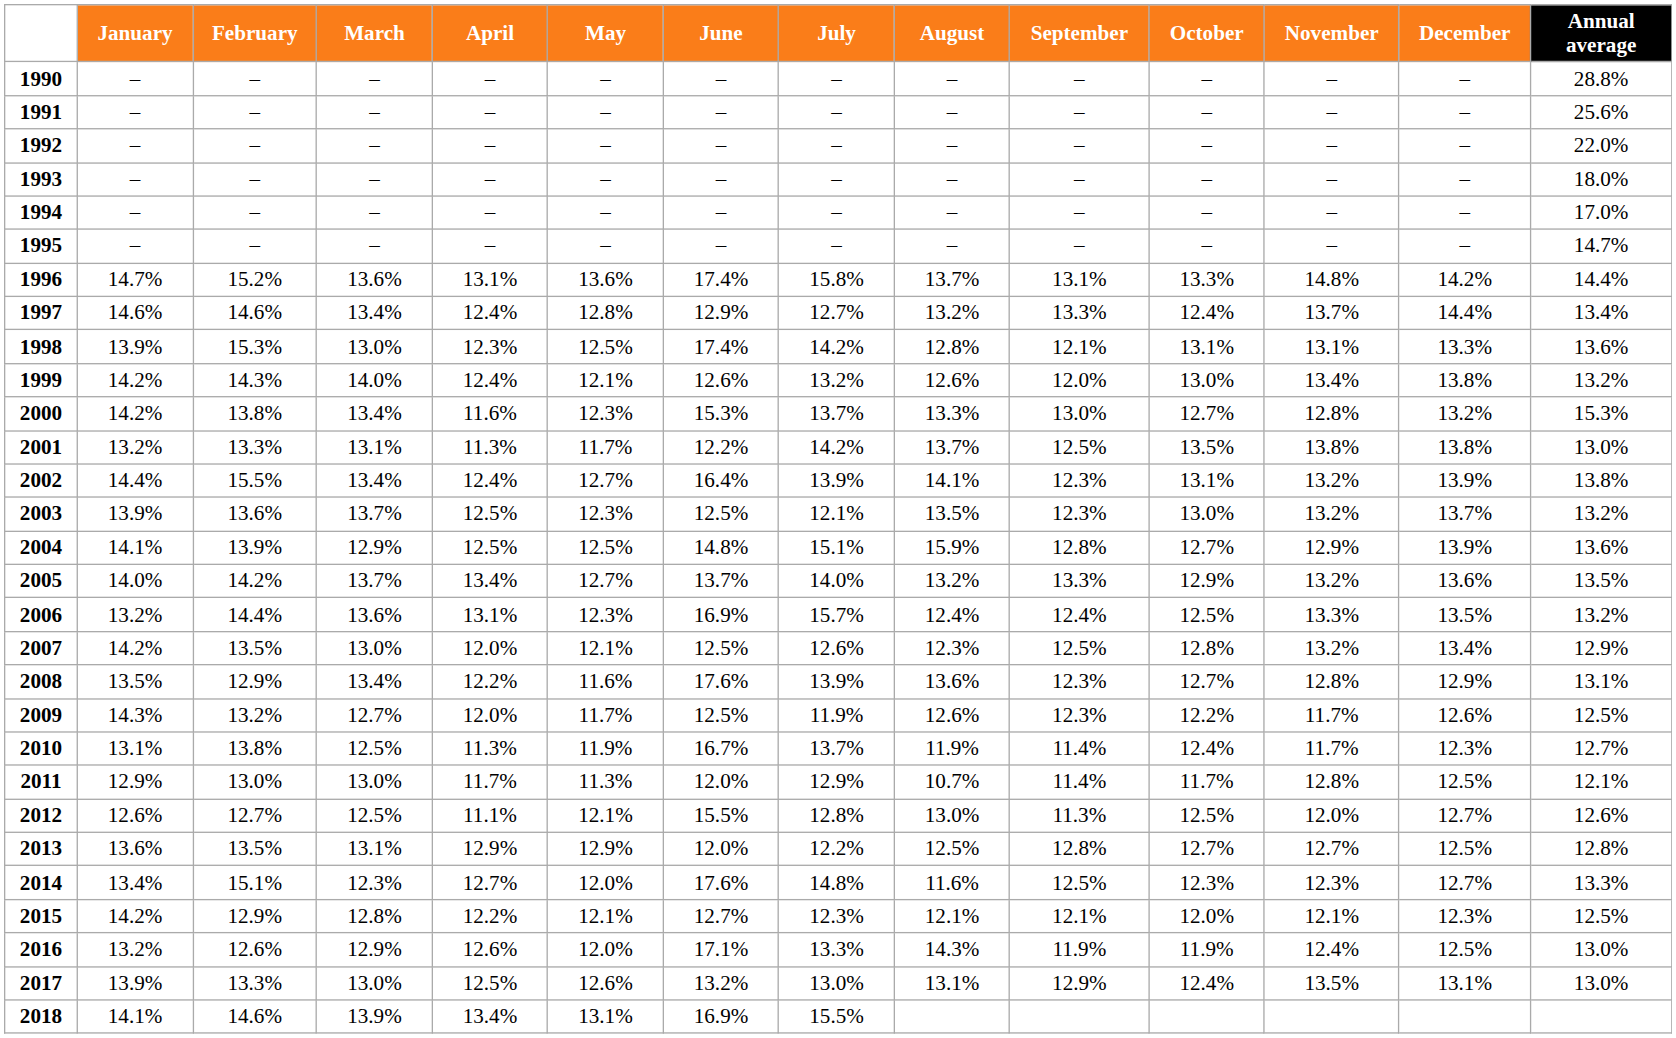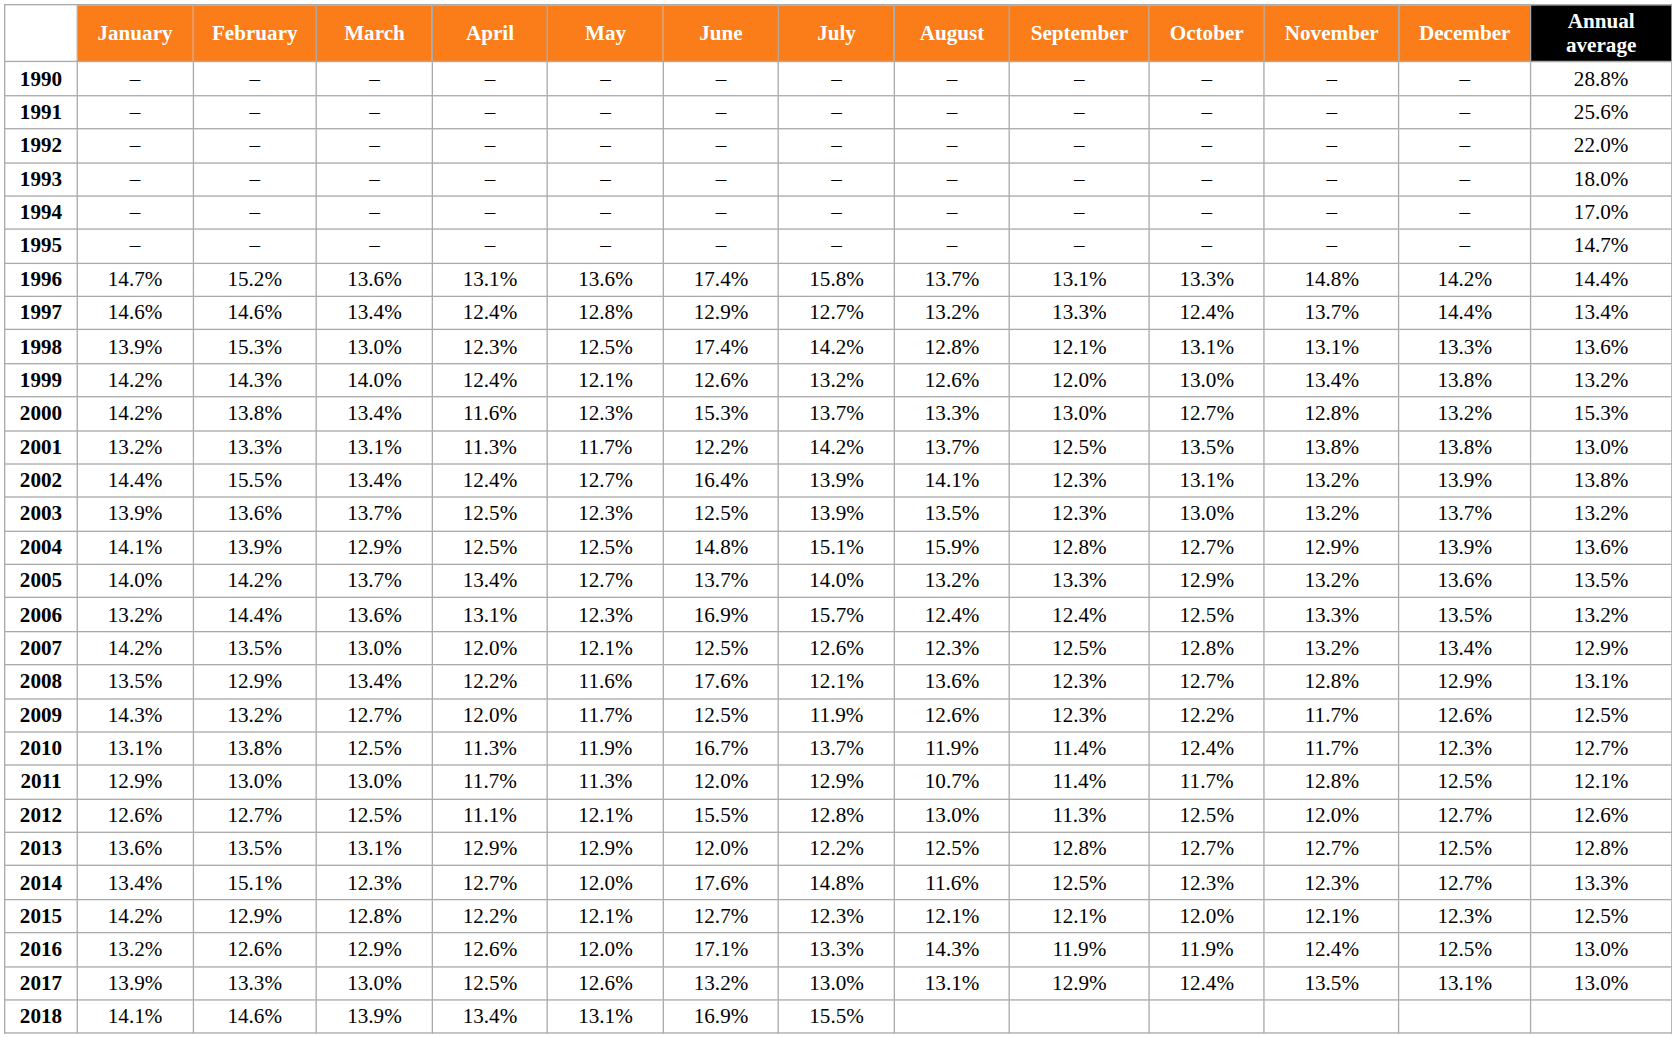(837, 513) 12.1% -> (837, 513) 13.9%
(837, 681) 13.9% -> (837, 681) 12.1%
